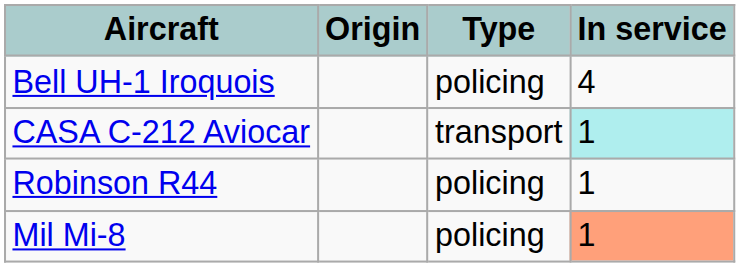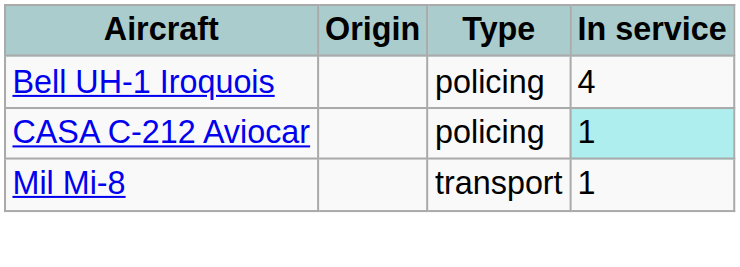(499, 132) transport -> (490, 132) policing
- row: (115, 183)
(490, 235) policing -> (499, 183) transport
(586, 235) lightsalmon background -> (586, 183) no background
